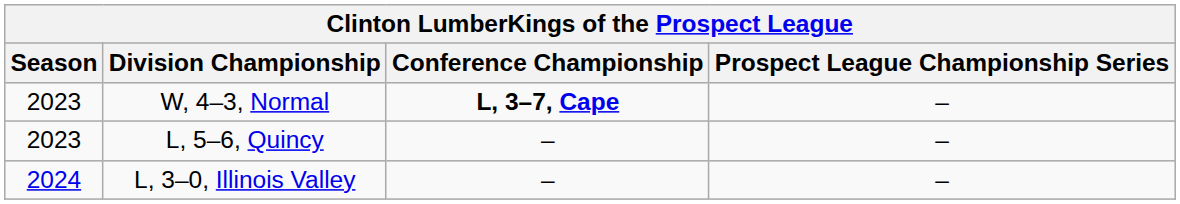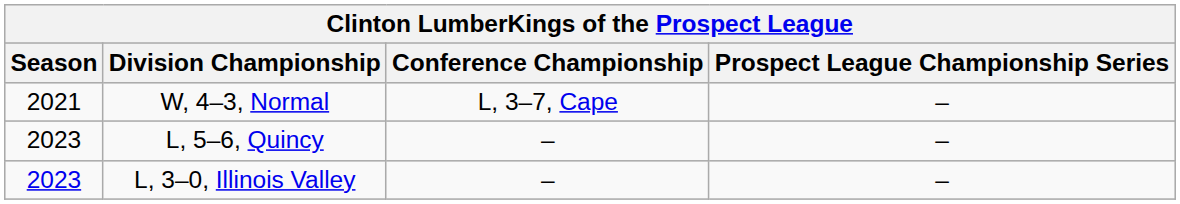(54, 101) 2023 -> (54, 101) 2021
(548, 101) bold -> (548, 101) normal
(54, 179) 2024 -> (54, 179) 2023
